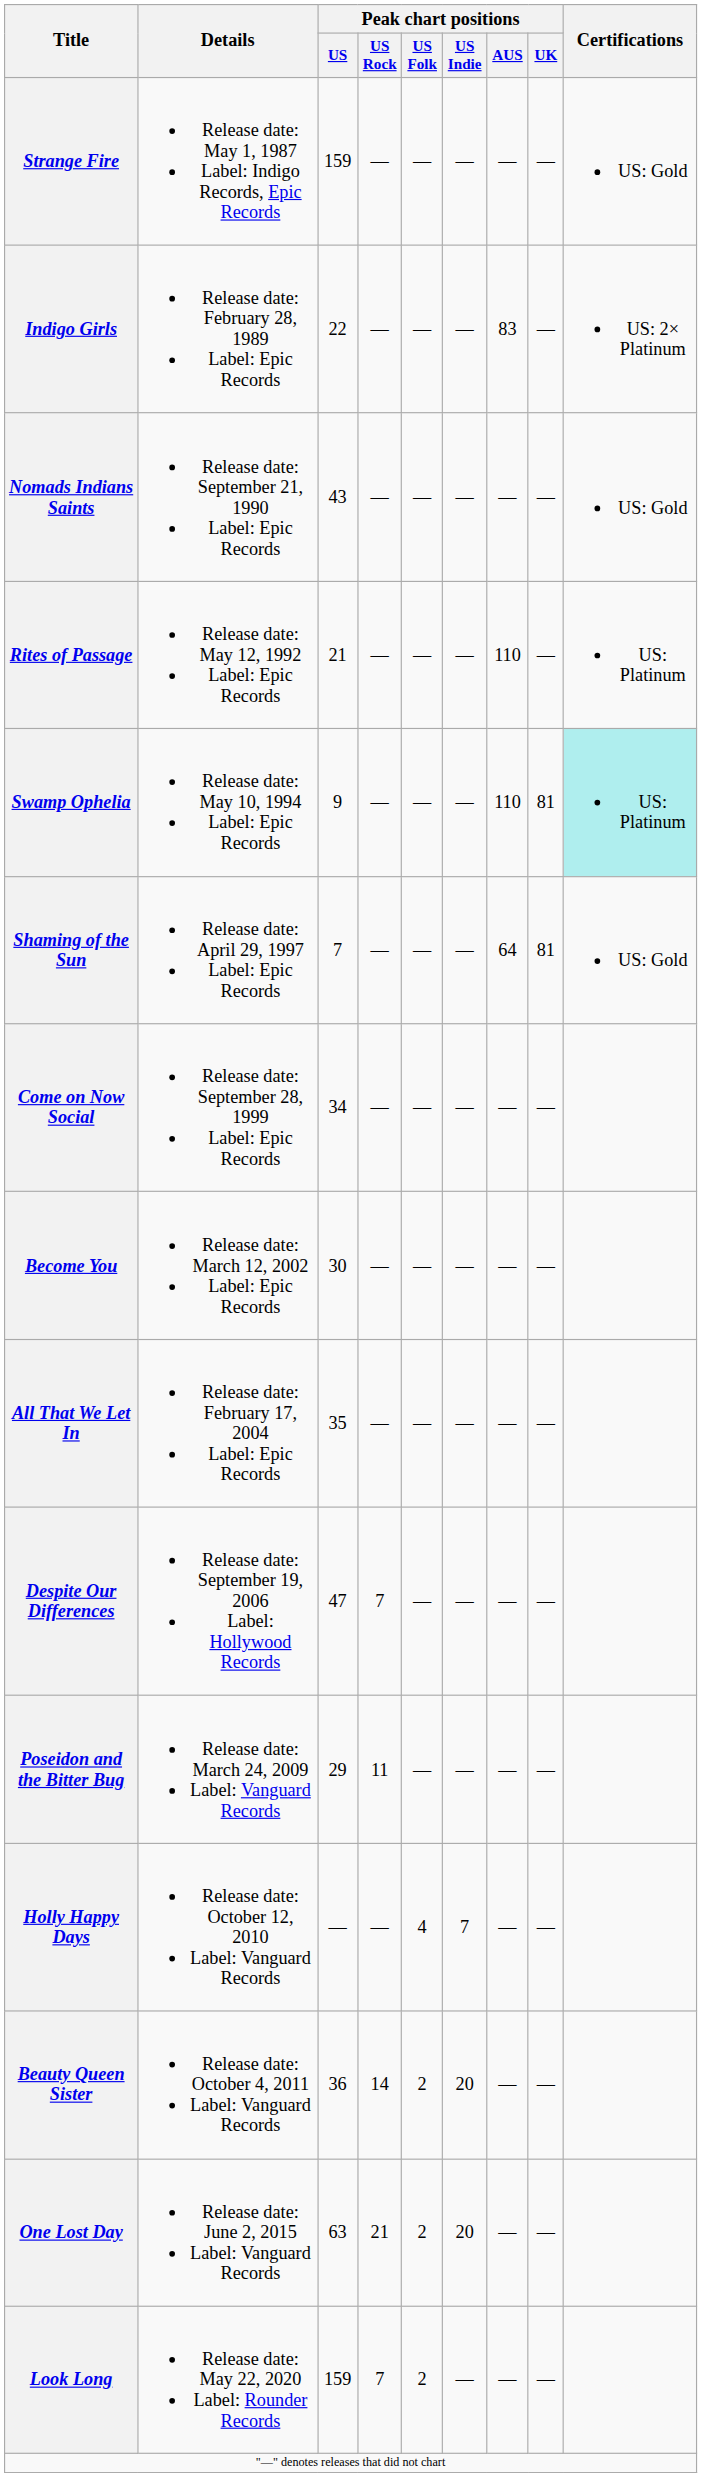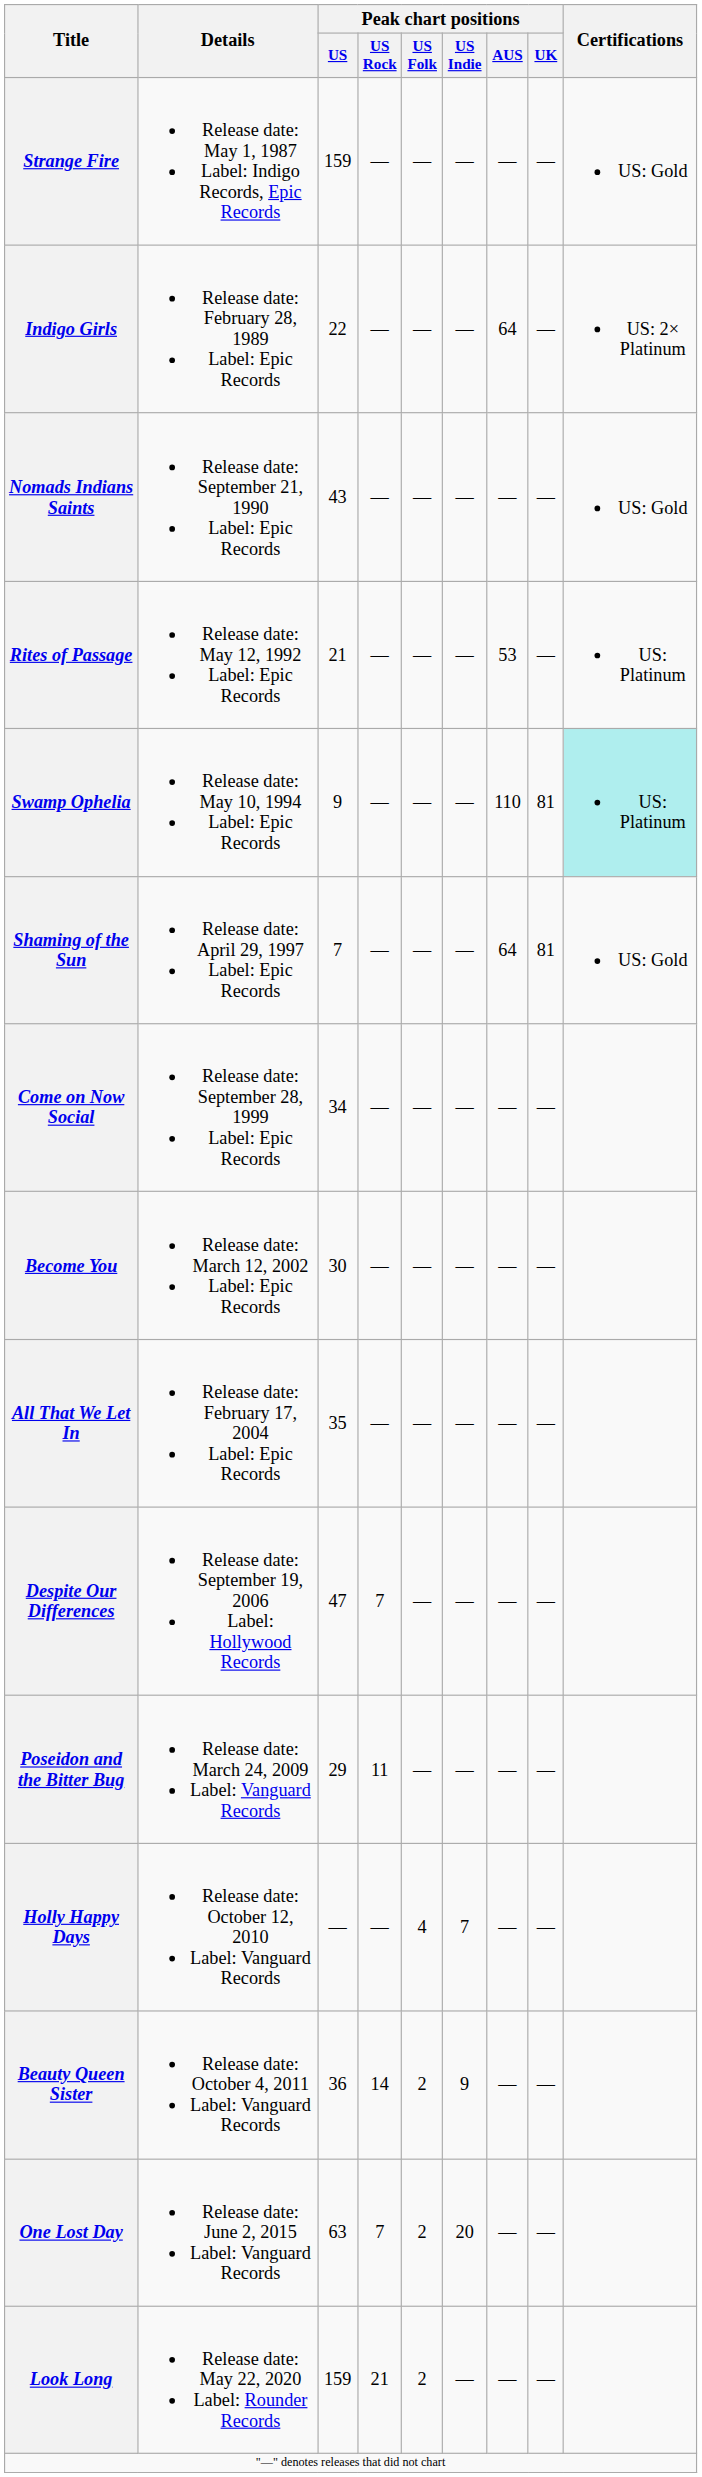(507, 329) 83 -> (507, 329) 64
(507, 654) 110 -> (507, 654) 53
(465, 2084) 20 -> (465, 2084) 9
(380, 2232) 21 -> (380, 2232) 7
(380, 2379) 7 -> (380, 2379) 21
